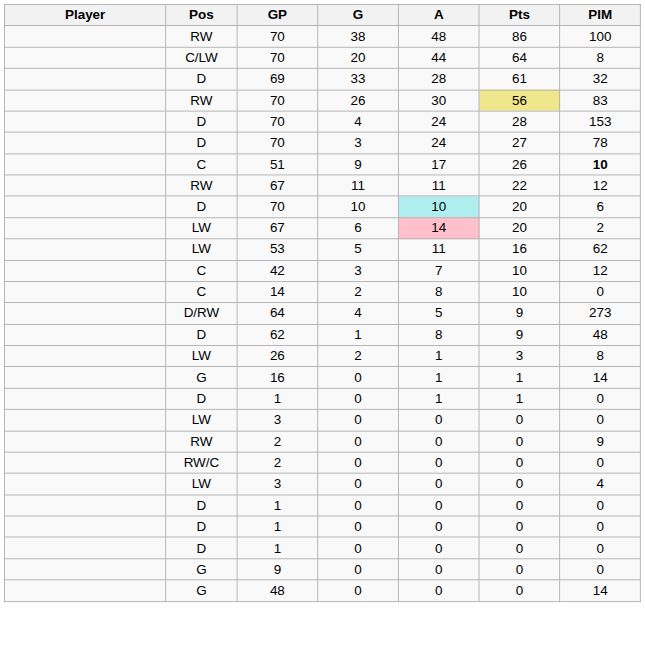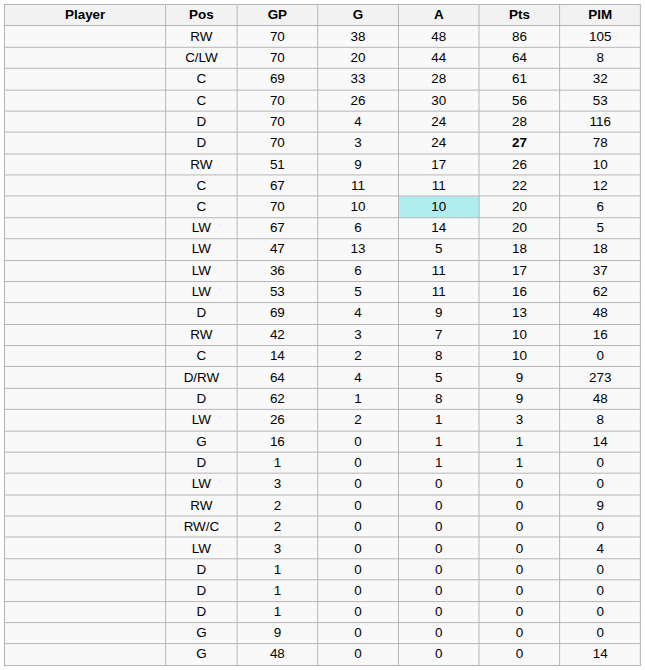(600, 36) 100 -> (600, 36) 105
(201, 79) D -> (201, 79) C
(201, 100) RW -> (201, 100) C
(520, 100) khaki background -> (520, 100) no background
(600, 100) 83 -> (600, 100) 53
(600, 121) 153 -> (600, 121) 116
(520, 143) normal -> (520, 143) bold
(201, 164) C -> (201, 164) RW
(600, 164) bold -> (600, 164) normal
(201, 185) RW -> (201, 185) C
(201, 206) D -> (201, 206) C
(439, 228) pink background -> (439, 228) no background
(600, 228) 2 -> (600, 228) 5
+ row: (277, 249)
+ row: (277, 270)
+ row: (277, 313)
(201, 270) C -> (201, 334) RW
(600, 270) 12 -> (600, 334) 16
